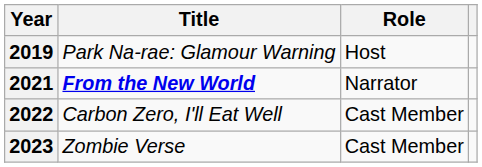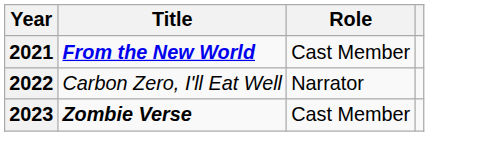- row: (31, 51)
(381, 83) Narrator -> (351, 51) Cast Member
(404, 114) Cast Member -> (328, 83) Narrator
(124, 146) normal -> (127, 114) bold
